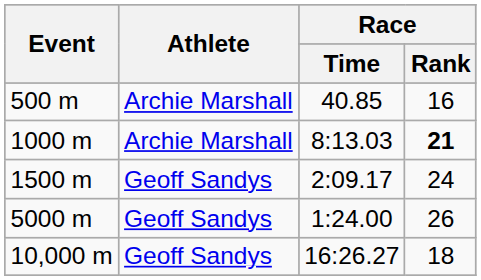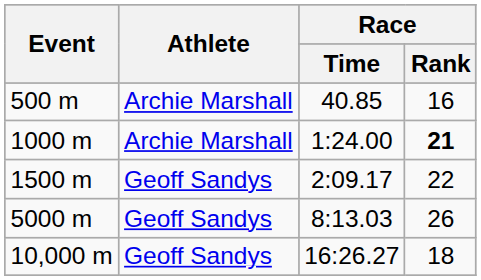(352, 141) 8:13.03 -> (352, 141) 1:24.00
(441, 179) 24 -> (441, 179) 22
(352, 218) 1:24.00 -> (352, 218) 8:13.03
